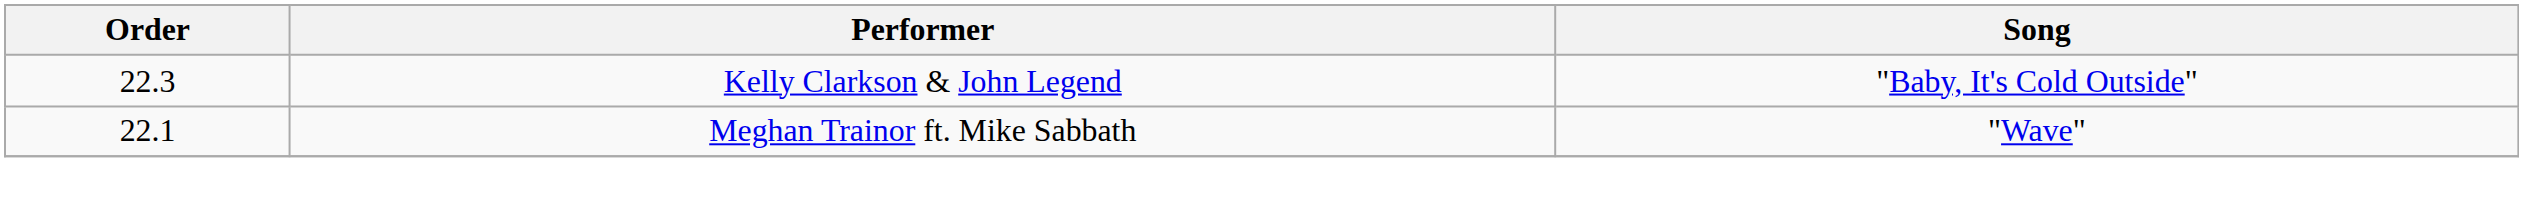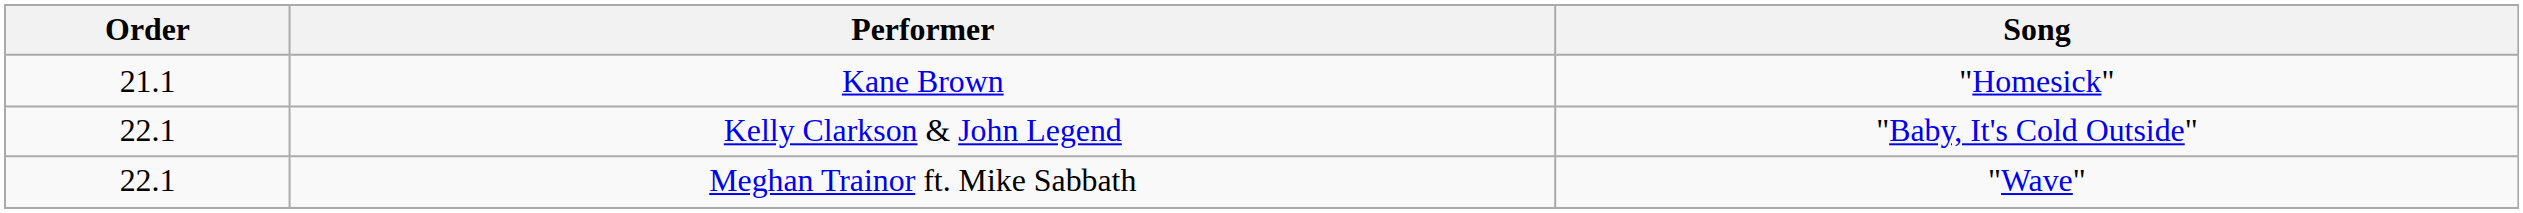+ row: (923, 80)
(148, 80) 22.3 -> (148, 130) 22.1
